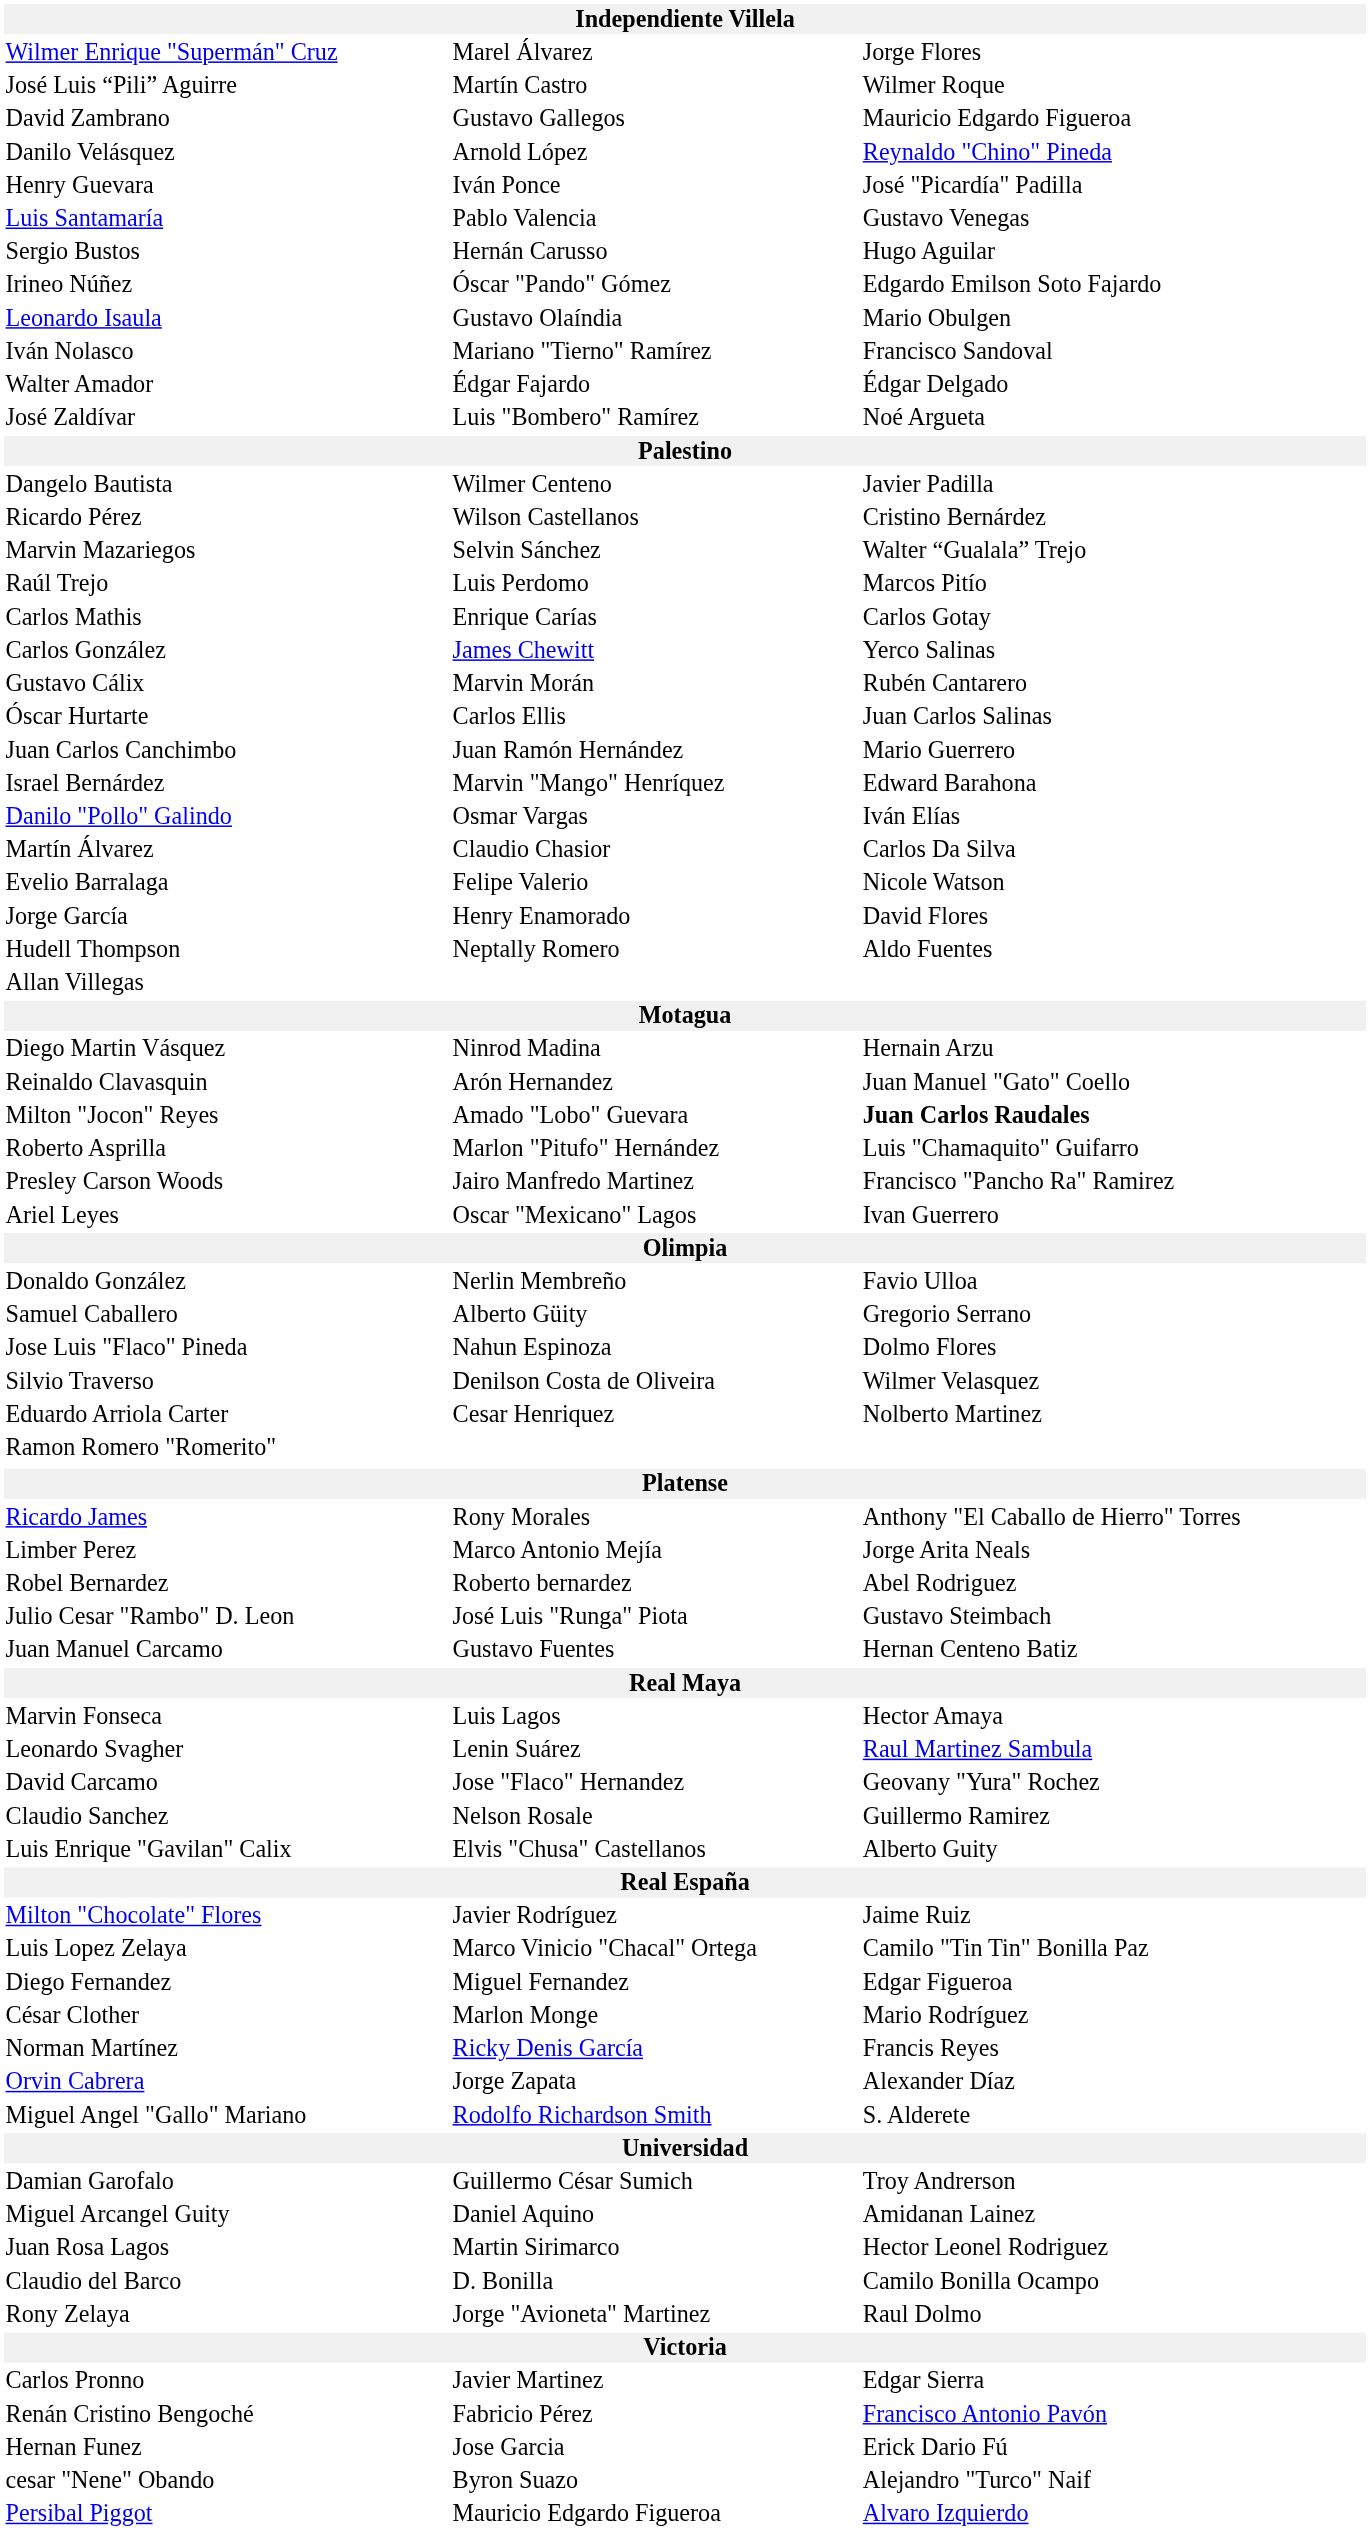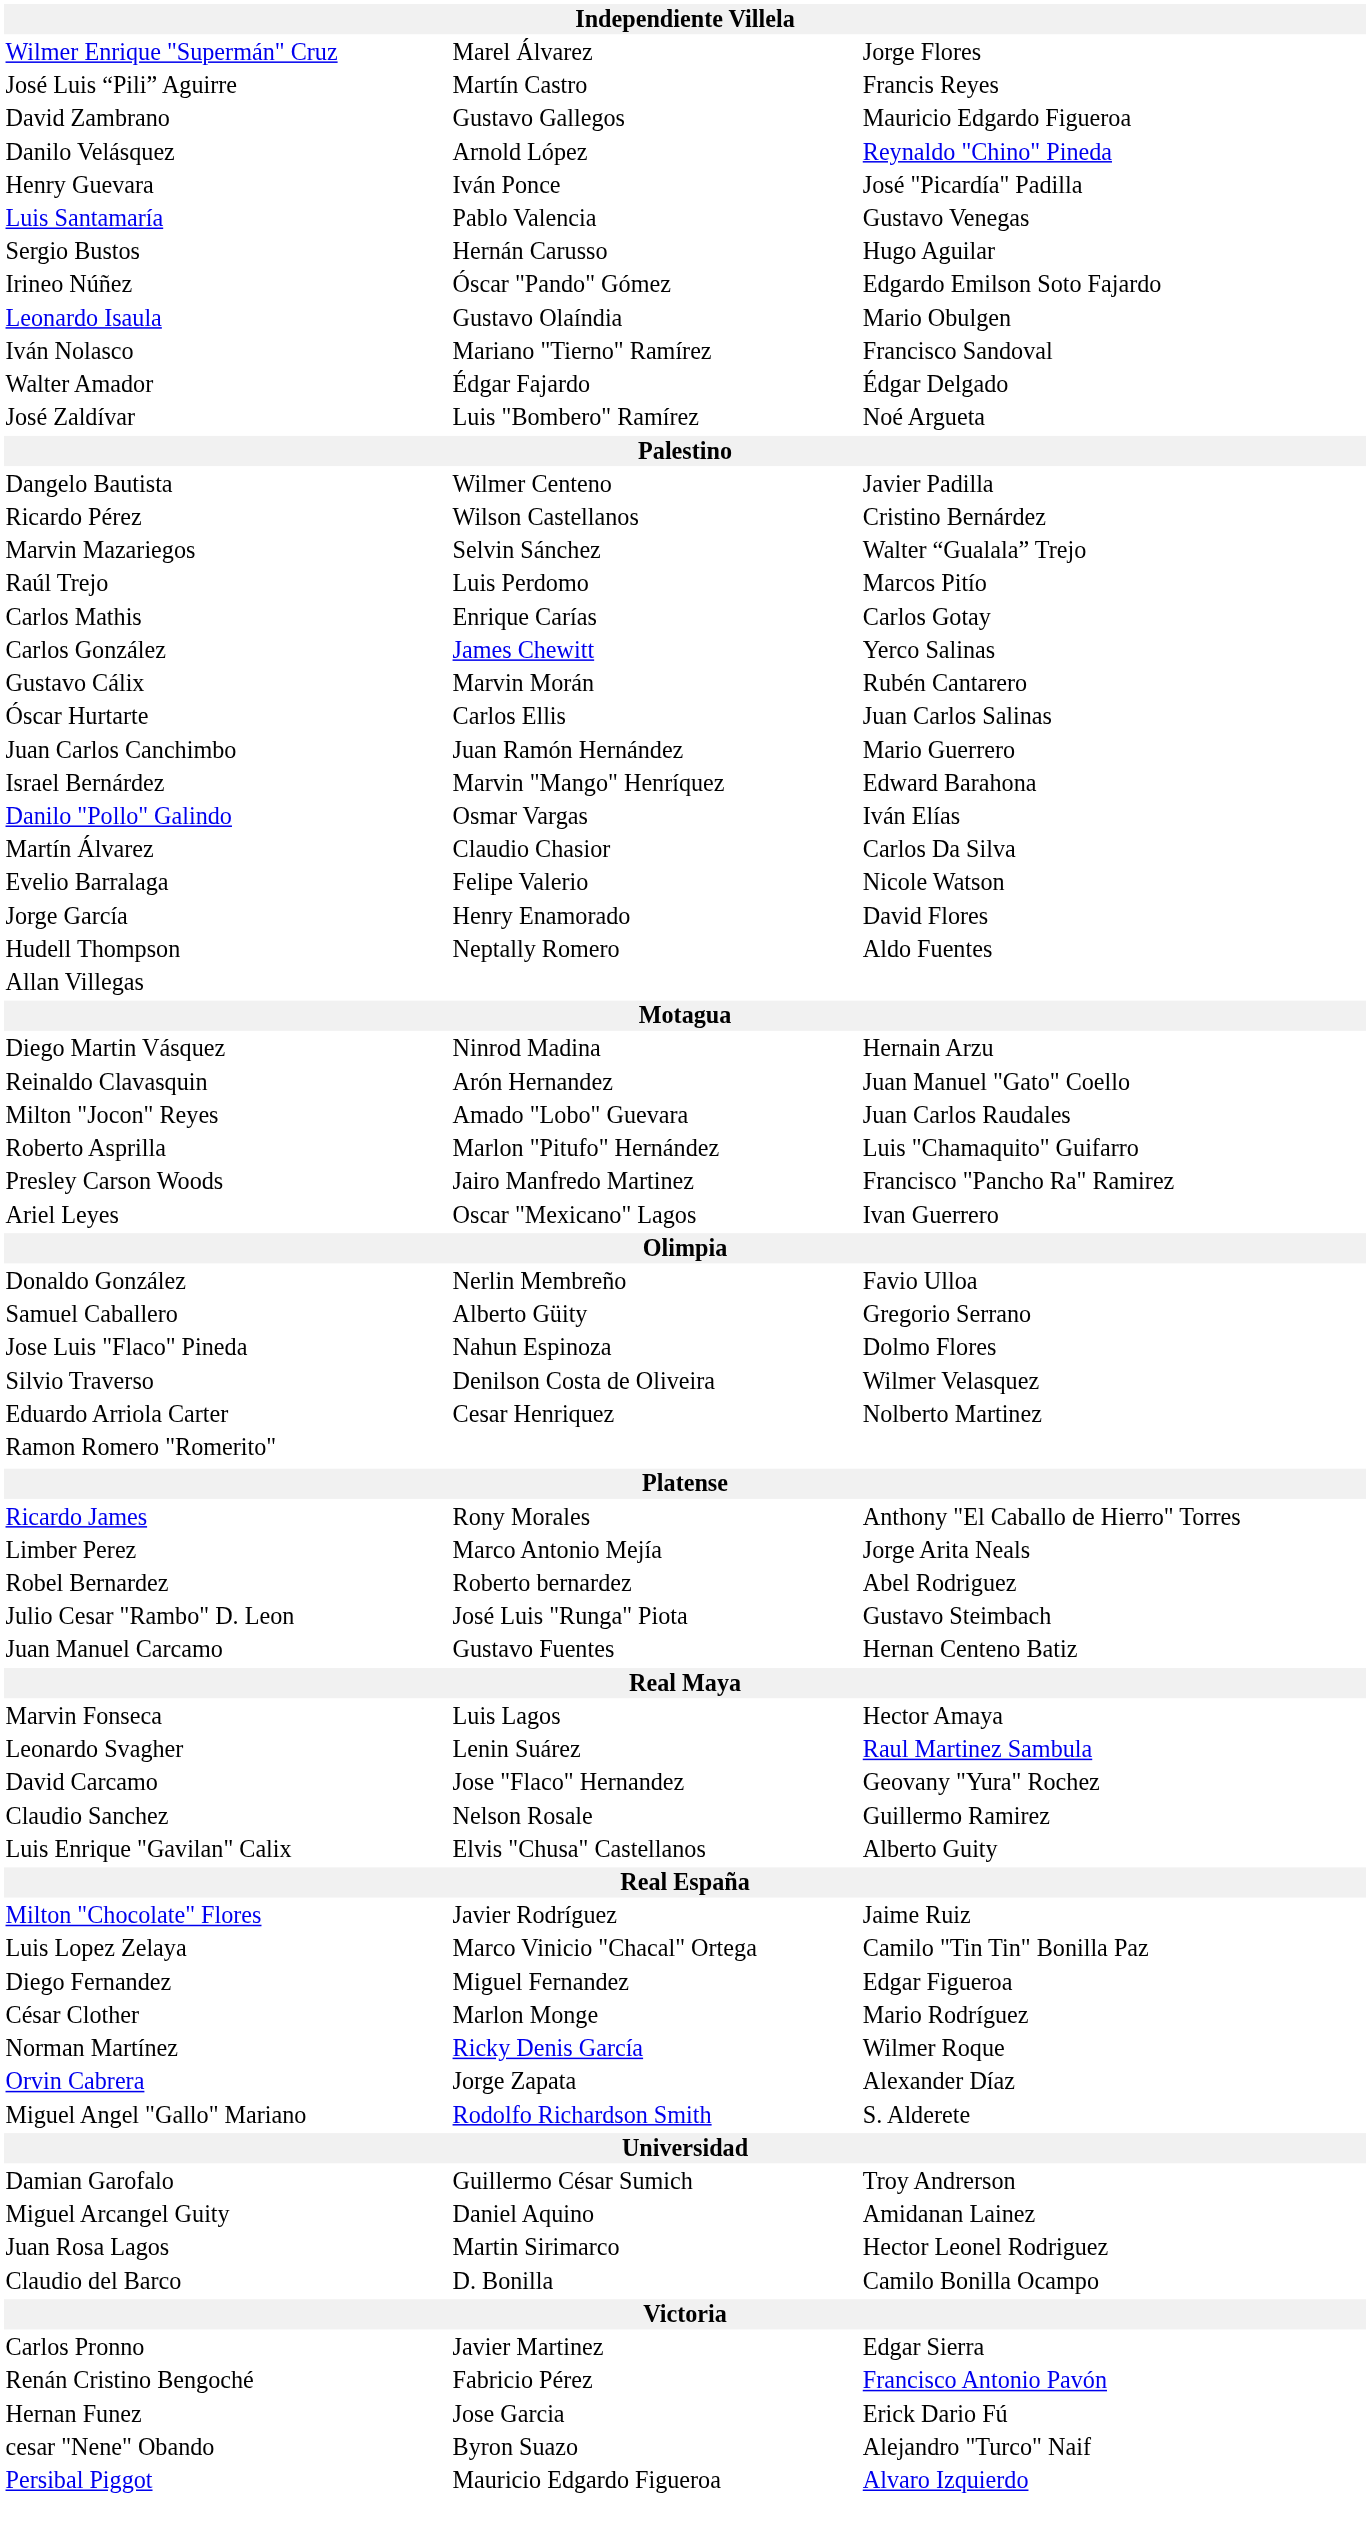(934, 85) Wilmer Roque -> (931, 85) Francis Reyes
(976, 1115) bold -> (967, 1115) normal
(931, 2048) Francis Reyes -> (934, 2048) Wilmer Roque
- row: (68, 2314)
